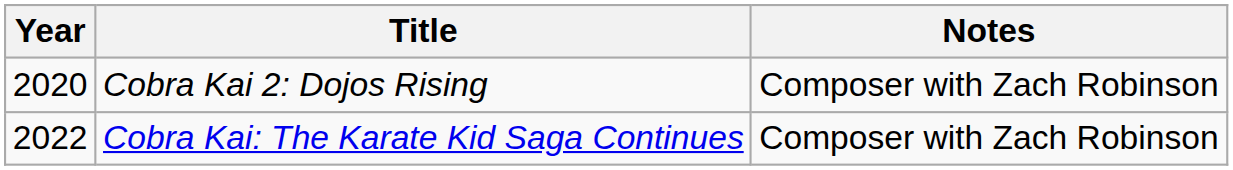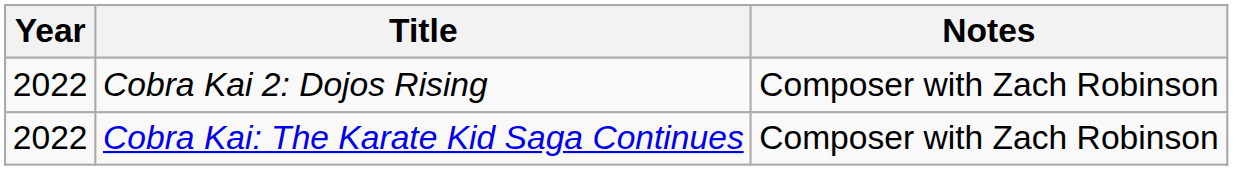(50, 84) 2020 -> (50, 84) 2022
